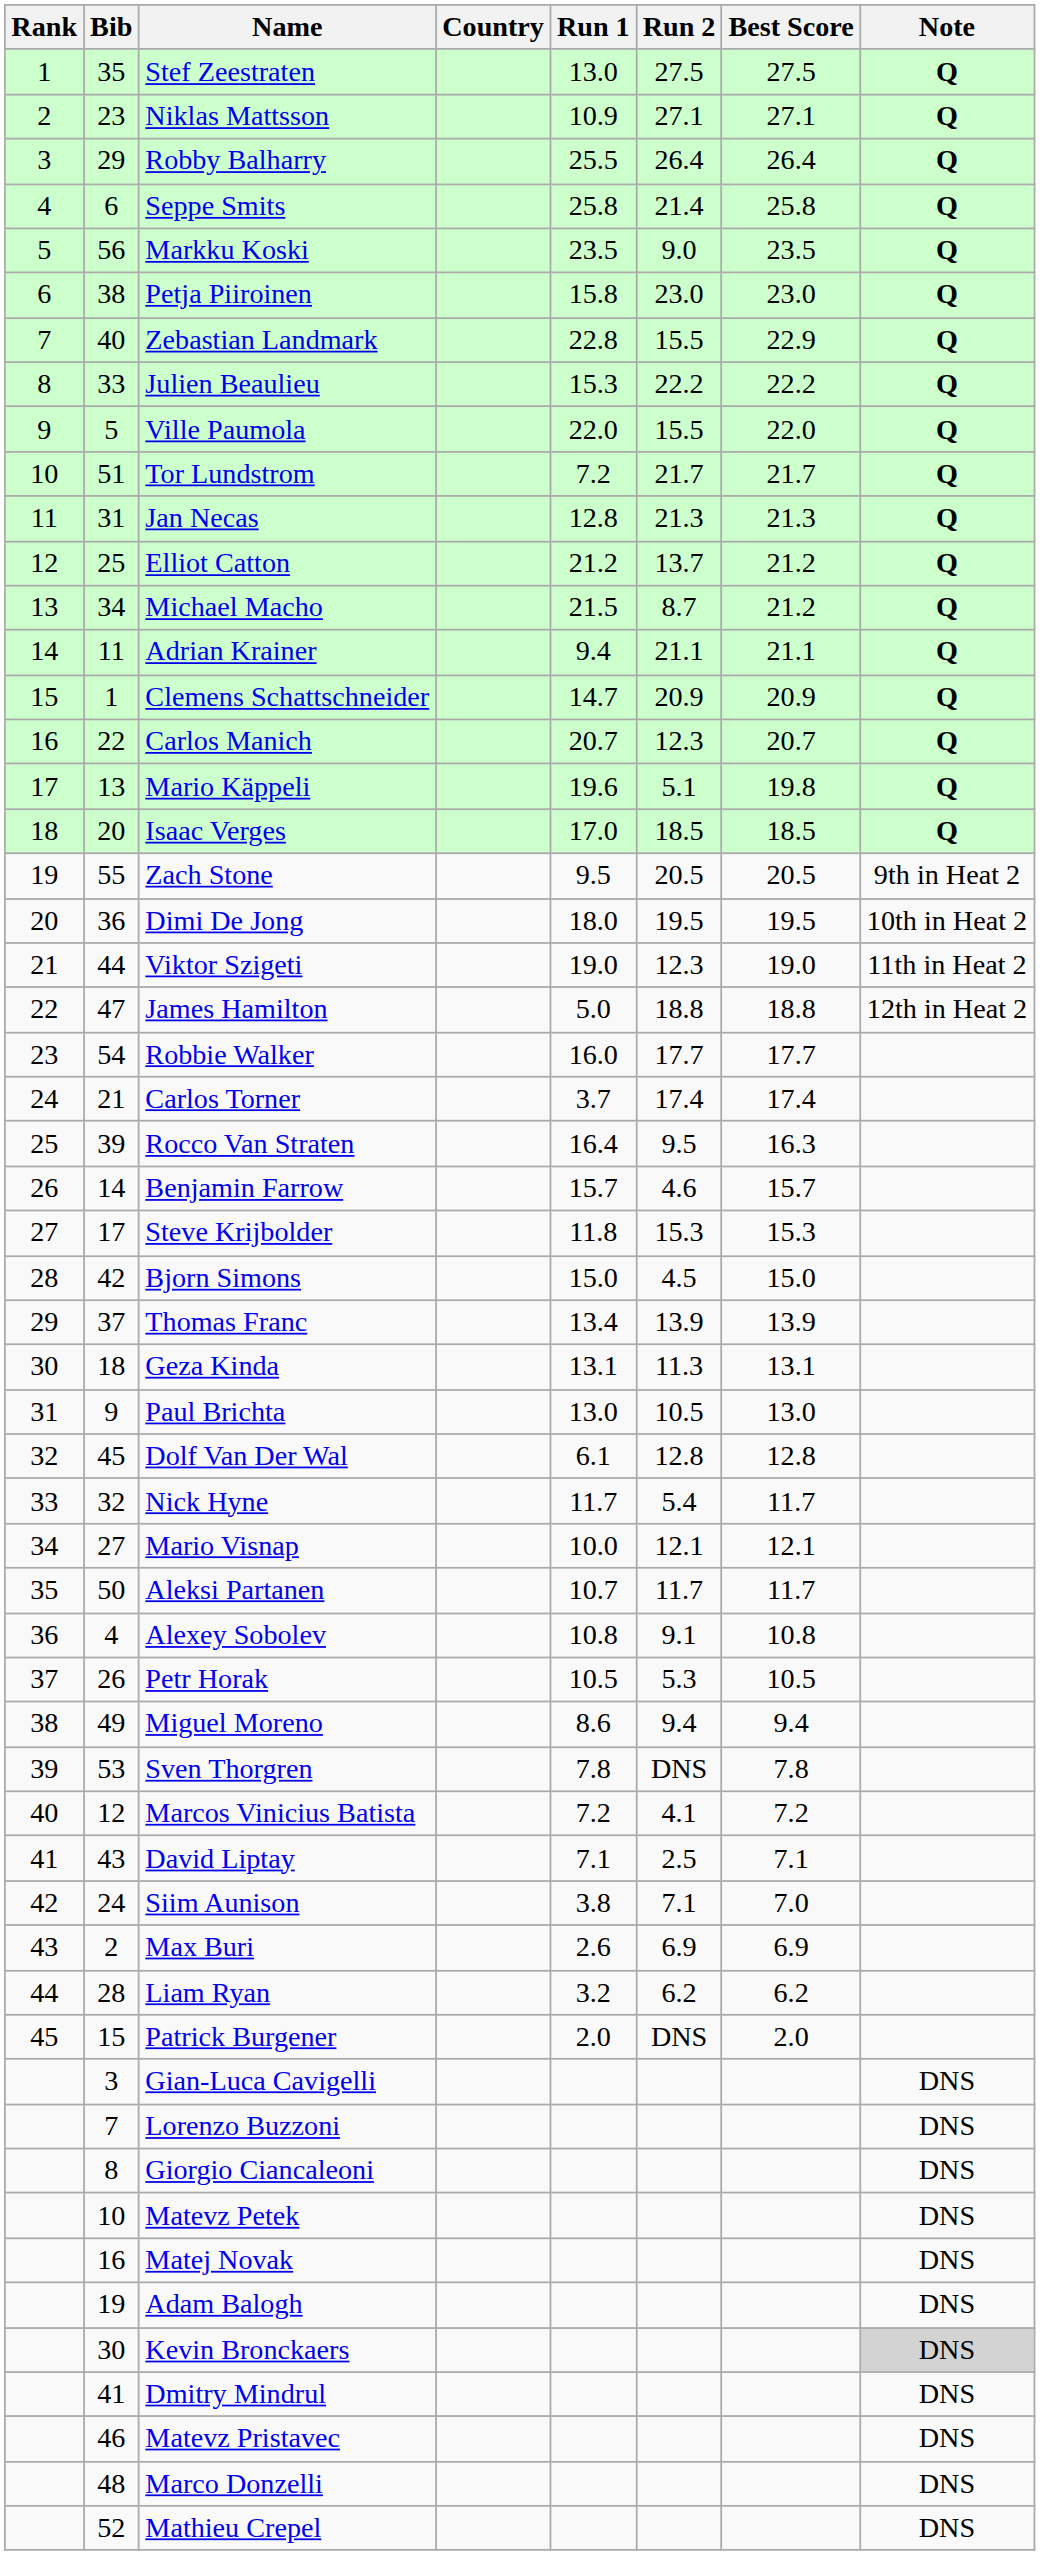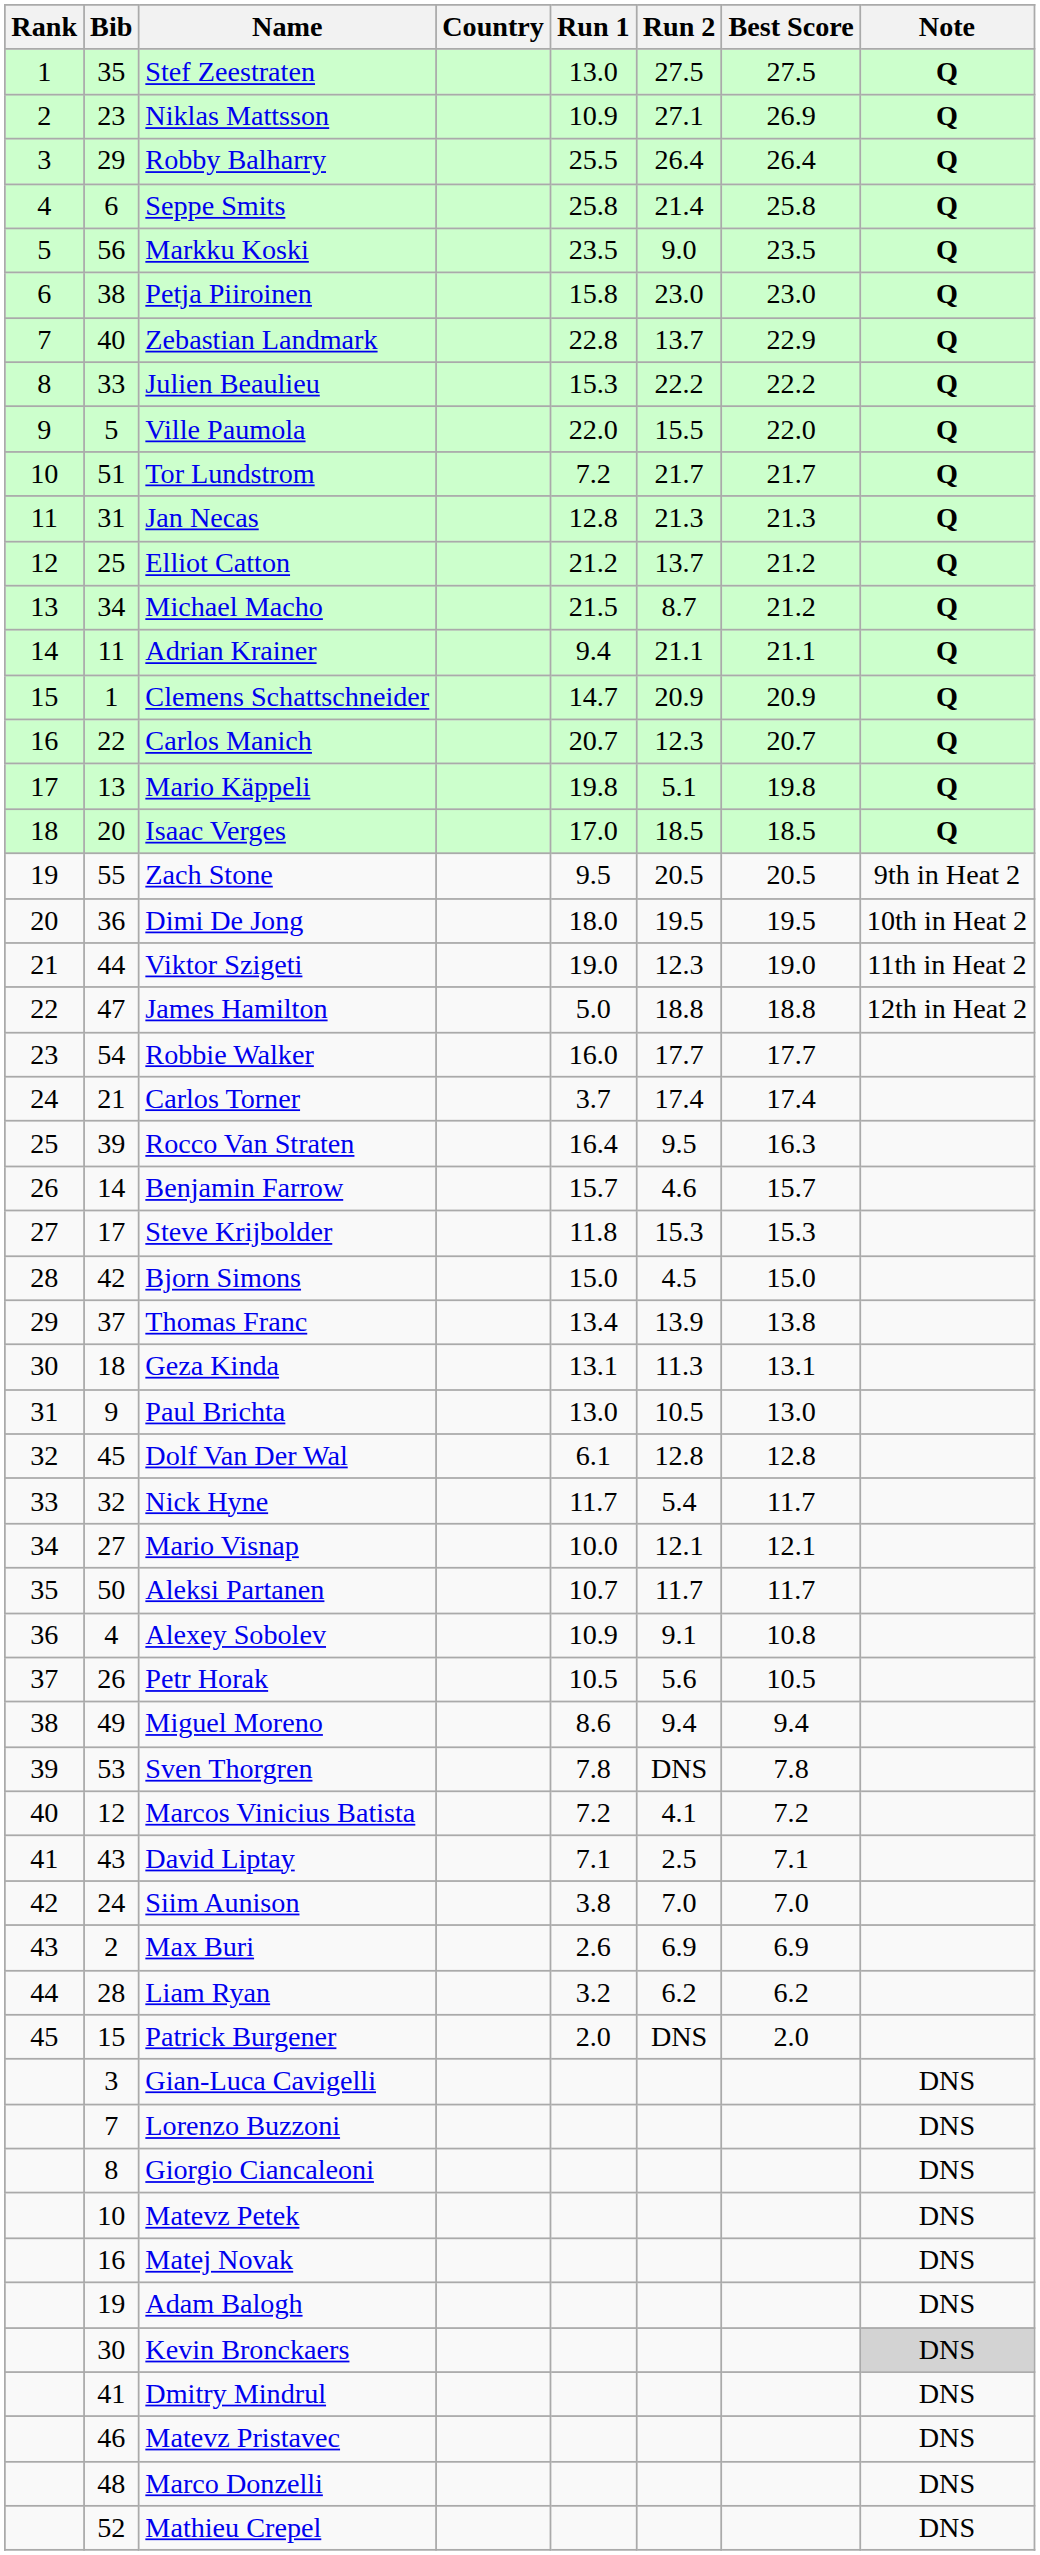(791, 116) 27.1 -> (791, 116) 26.9
(679, 339) 15.5 -> (679, 339) 13.7
(593, 786) 19.6 -> (593, 786) 19.8
(791, 1321) 13.9 -> (791, 1321) 13.8
(593, 1634) 10.8 -> (593, 1634) 10.9
(679, 1679) 5.3 -> (679, 1679) 5.6
(679, 1902) 7.1 -> (679, 1902) 7.0
